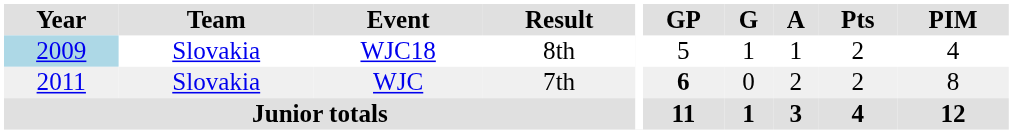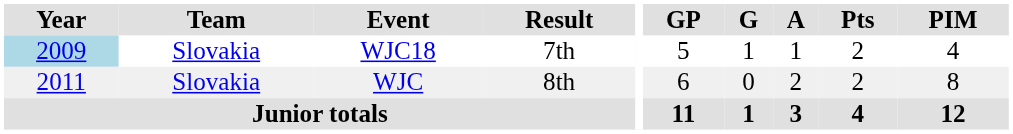(559, 50) 8th -> (559, 50) 7th
(559, 82) 7th -> (559, 82) 8th
(683, 82) bold -> (683, 82) normal
